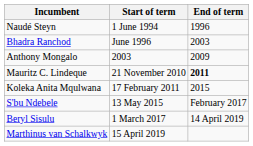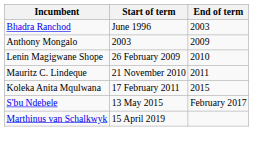- row: (31, 27)
+ row: (55, 57)
(200, 73) bold -> (200, 73) normal
- row: (30, 118)
